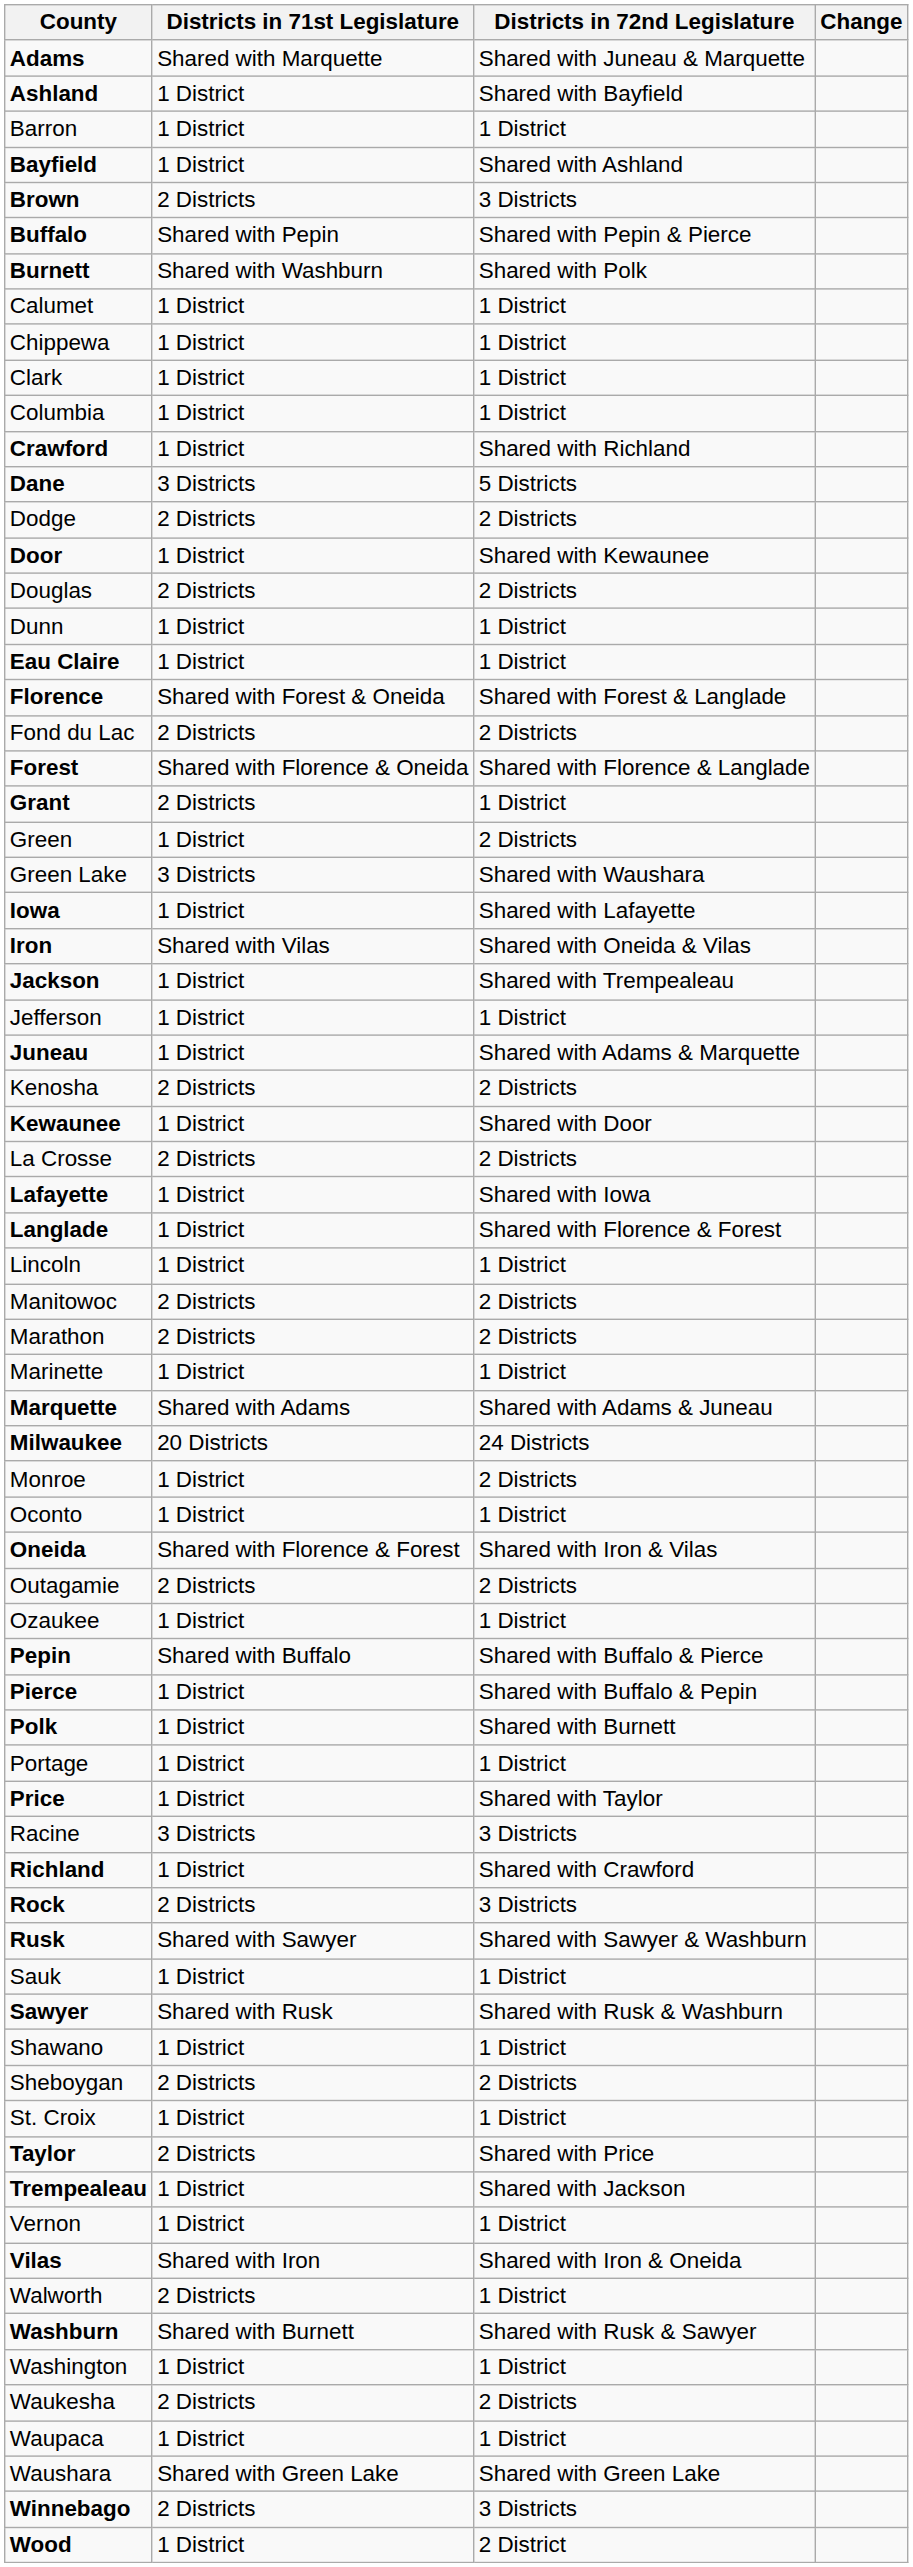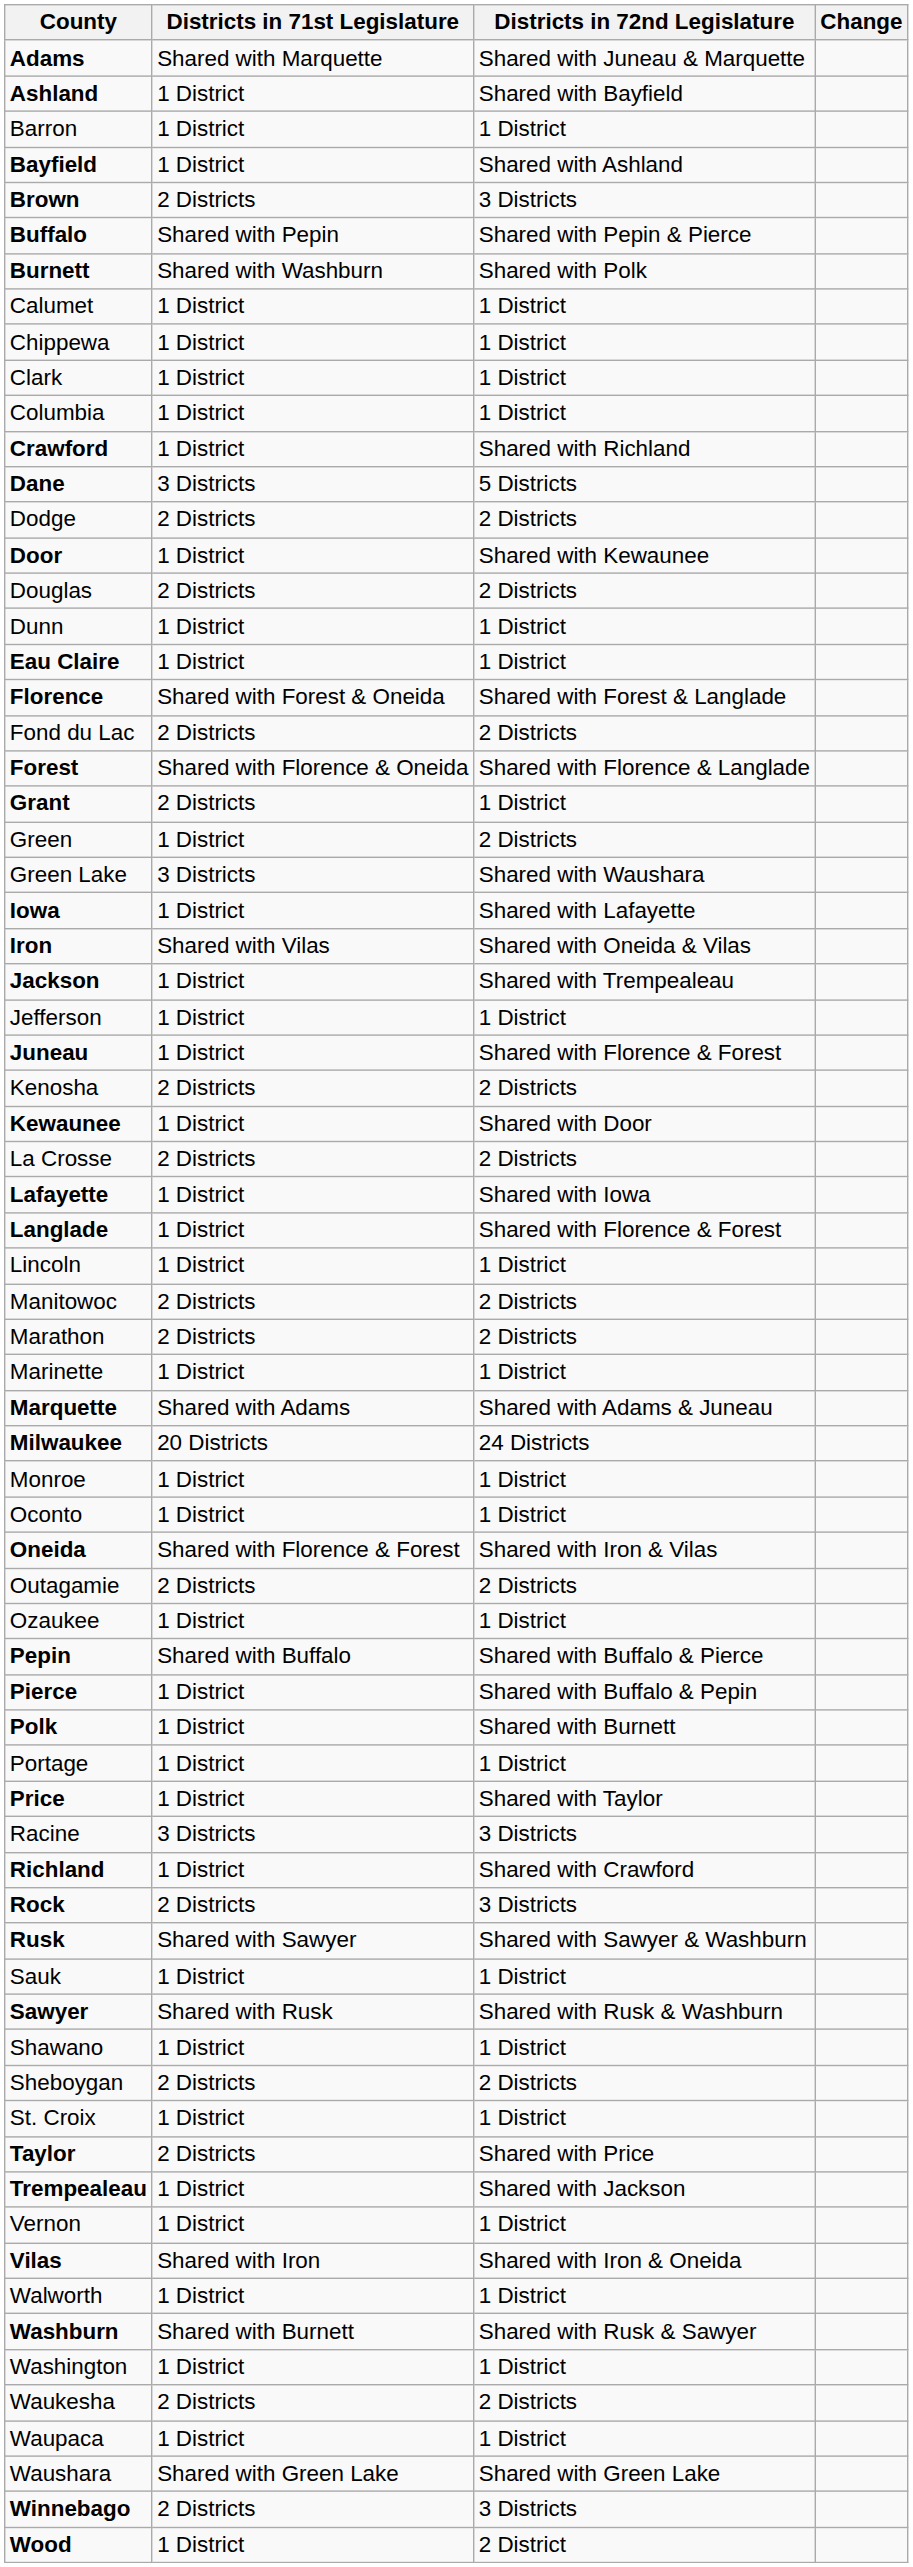(639, 1052) Shared with Adams & Marquette -> (630, 1052) Shared with Florence & Forest
(528, 1478) 2 Districts -> (522, 1478) 1 District
(206, 2295) 2 Districts -> (201, 2295) 1 District
